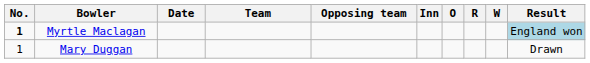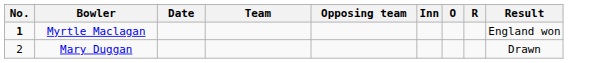- column: (497, 13)
(546, 31) lightblue background -> (524, 31) no background
(20, 49) 1 -> (20, 49) 2
